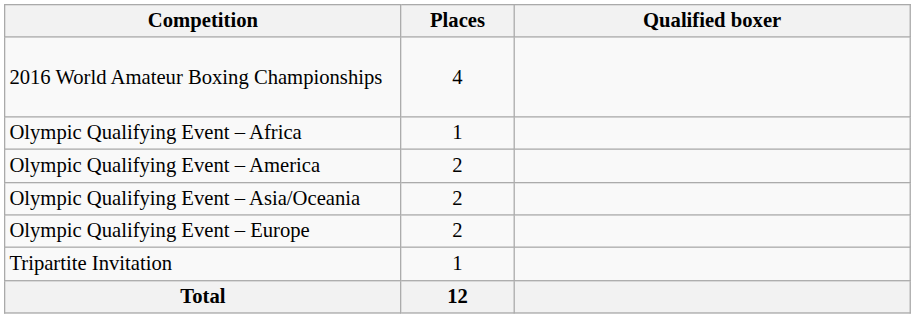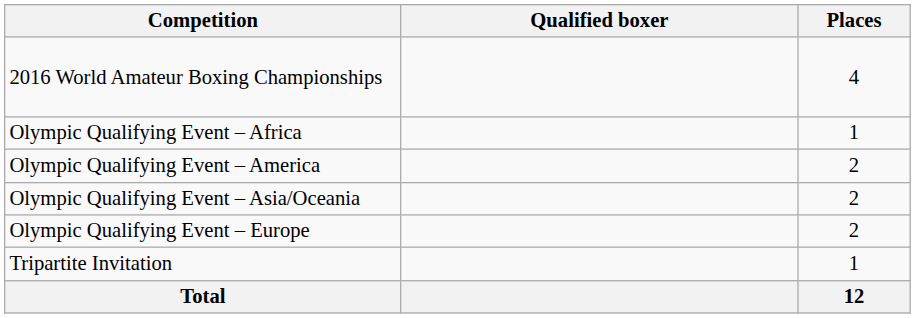columns swapped: (458, 20) <-> (712, 20)
